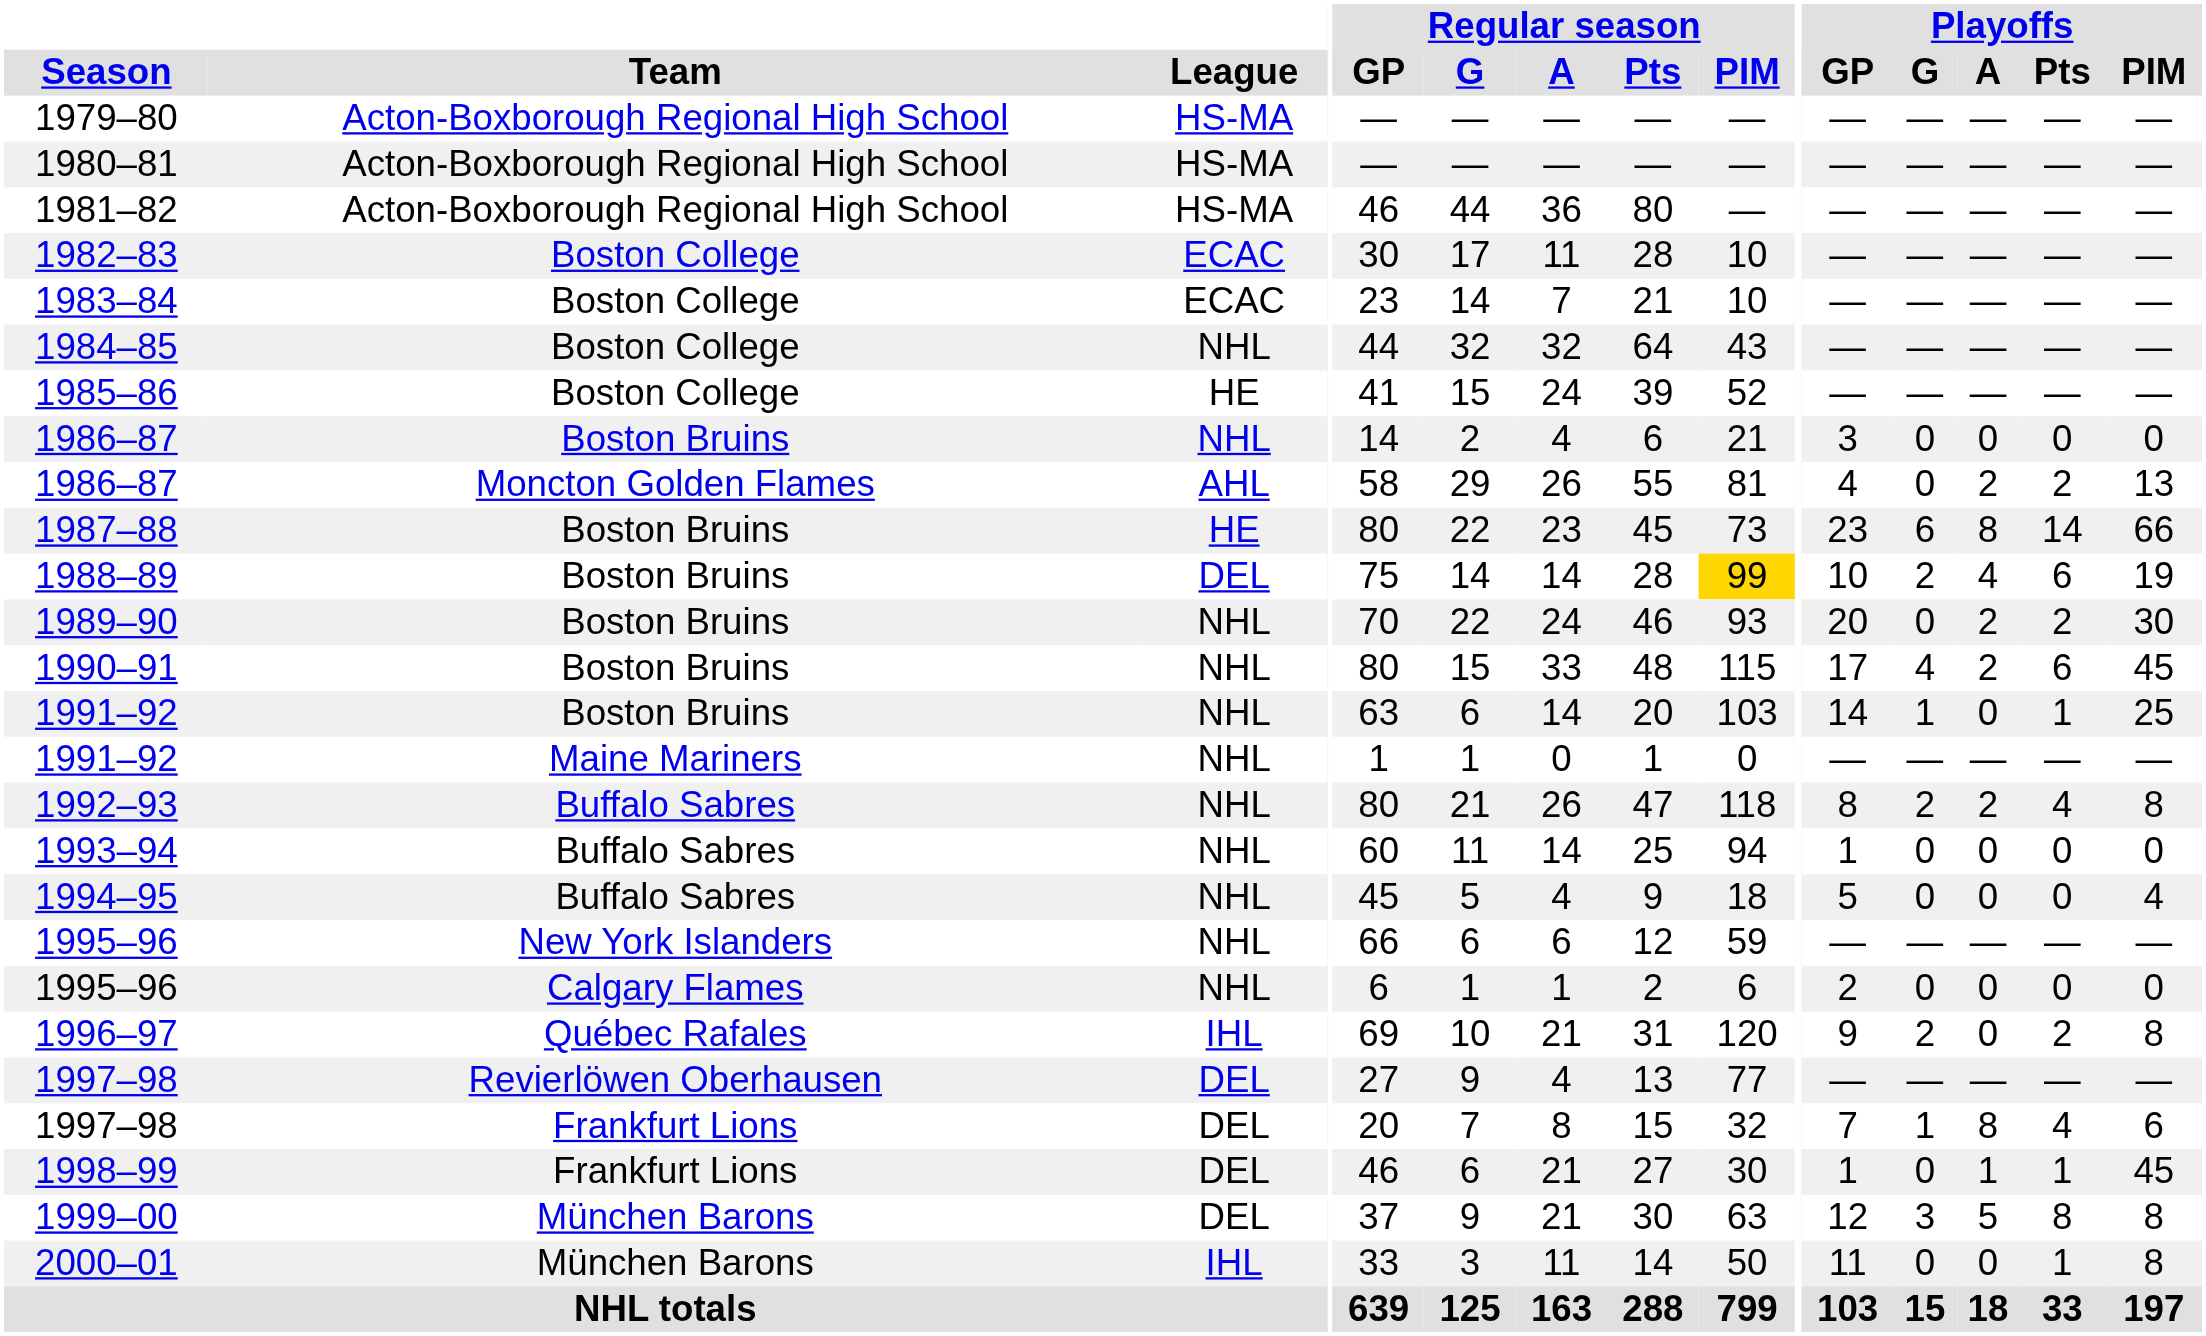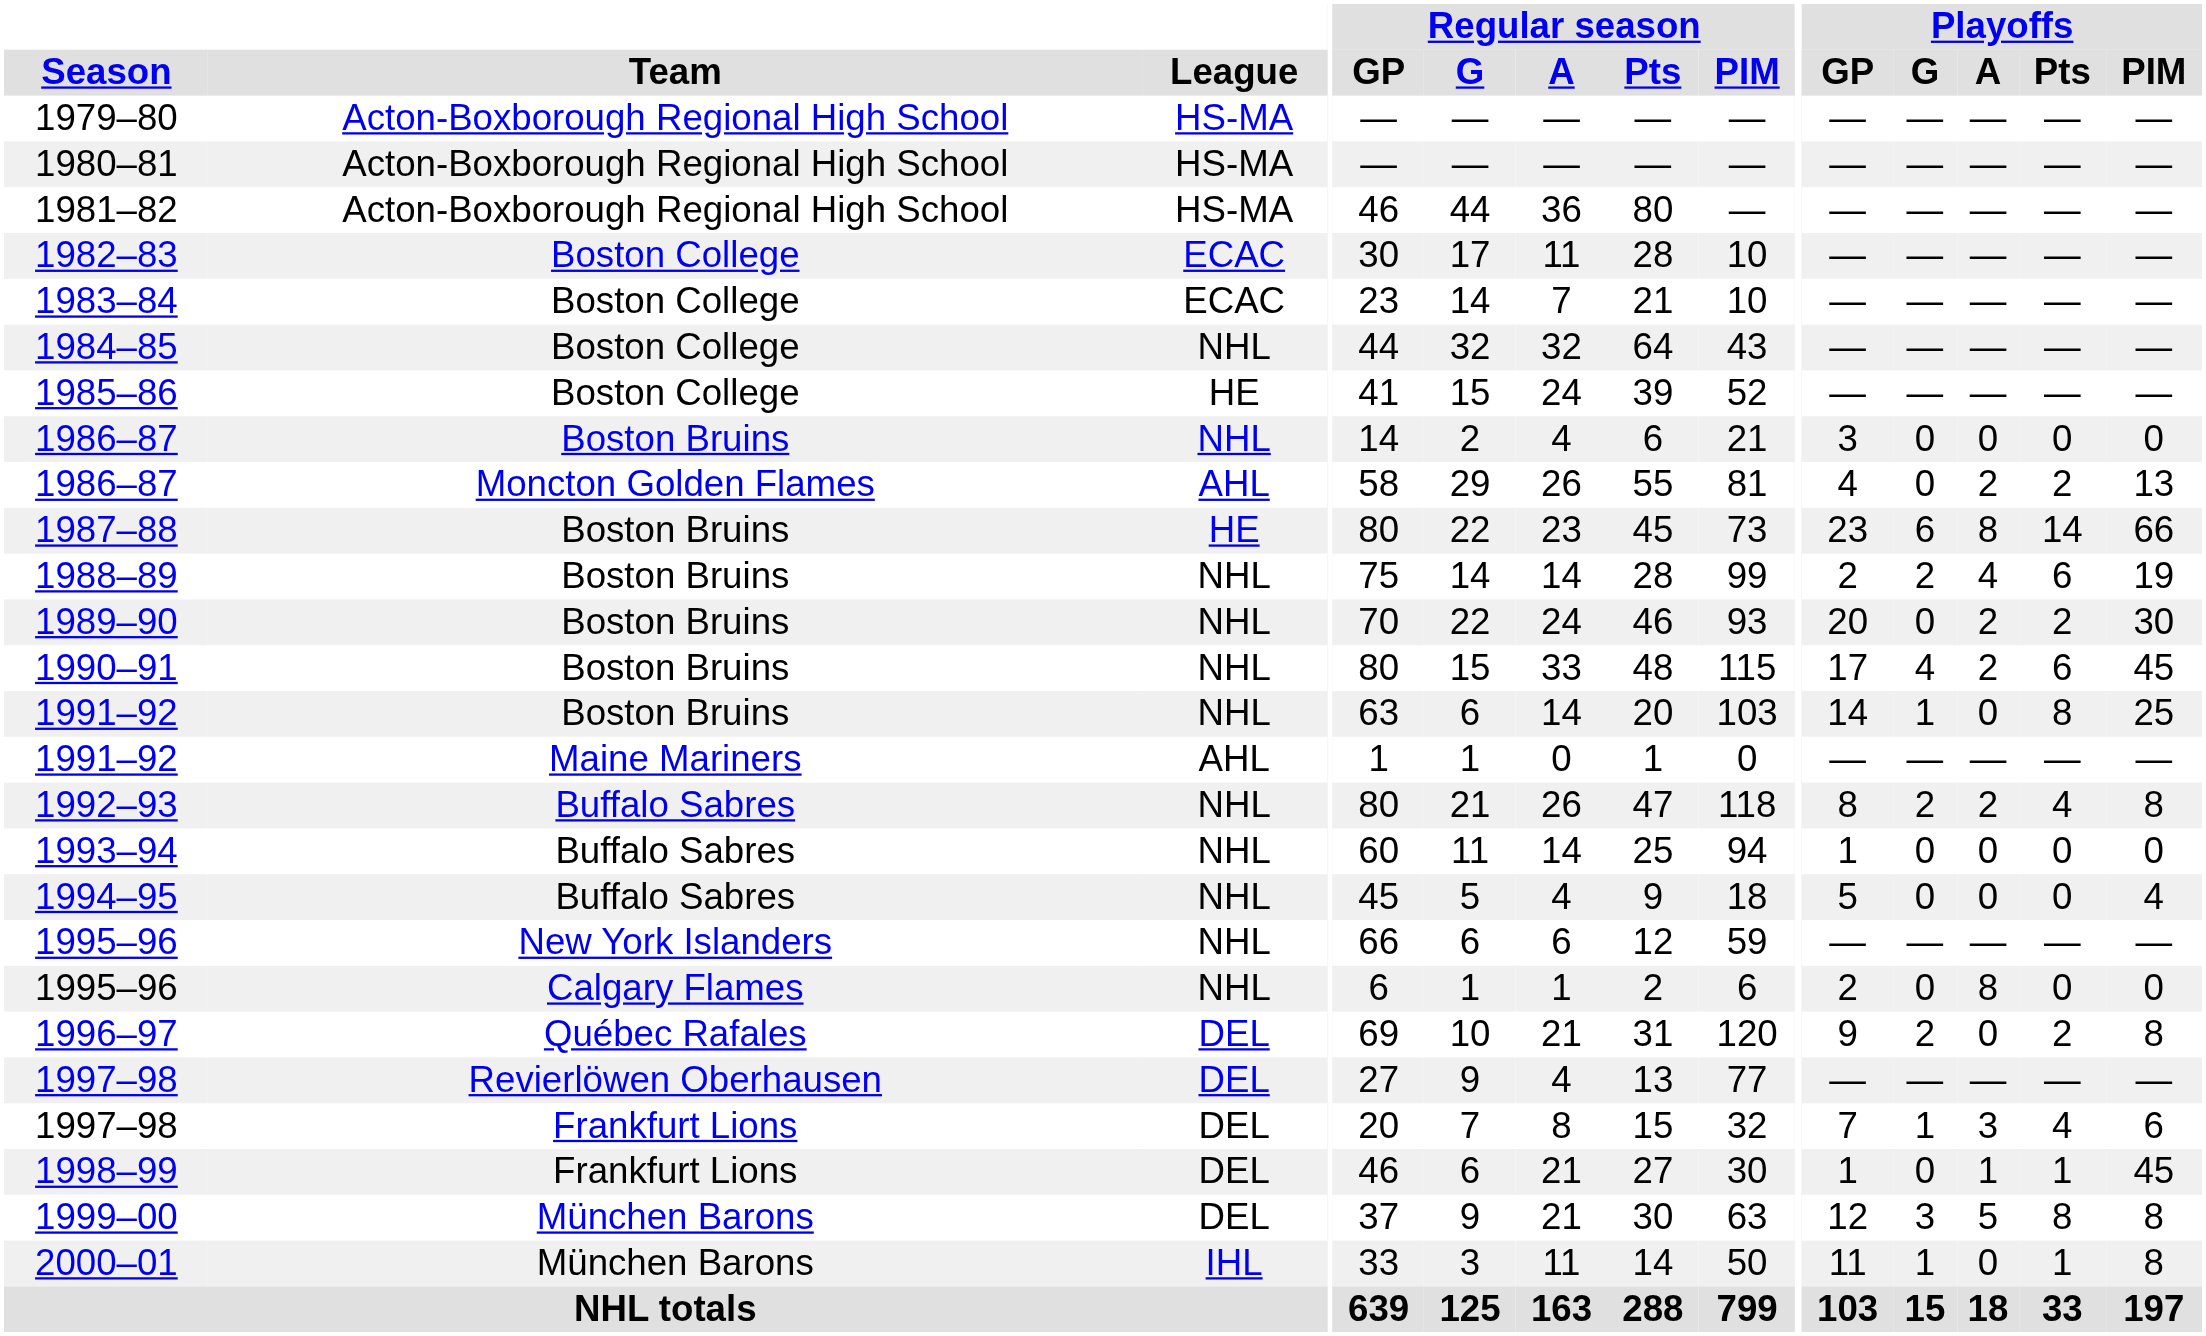(1234, 575) DEL -> (1234, 575) NHL
(1747, 575) gold background -> (1747, 575) no background
(1848, 575) 10 -> (1848, 575) 2
(2062, 713) 1 -> (2062, 713) 8
(1234, 759) NHL -> (1234, 759) AHL
(1988, 988) 0 -> (1988, 988) 8
(1234, 1033) IHL -> (1234, 1033) DEL
(1988, 1125) 8 -> (1988, 1125) 3
(1925, 1262) 0 -> (1925, 1262) 1
